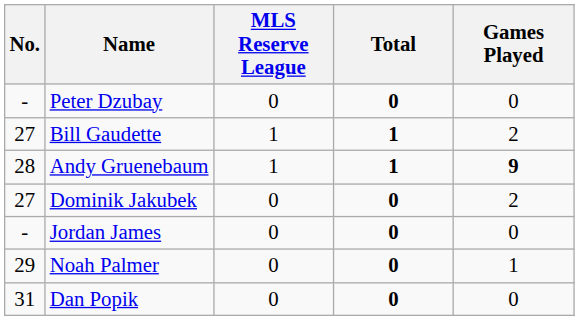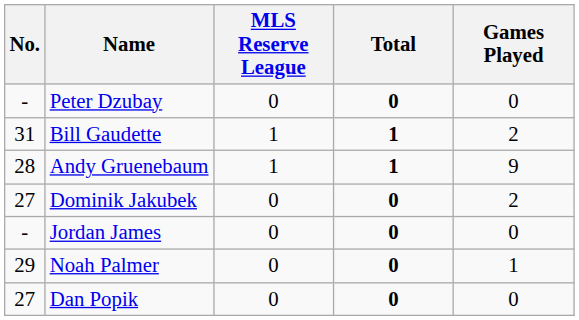(25, 133) 27 -> (25, 133) 31
(514, 166) bold -> (514, 166) normal
(25, 298) 31 -> (25, 298) 27
